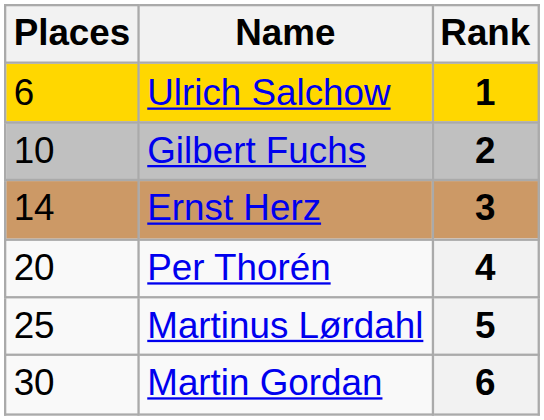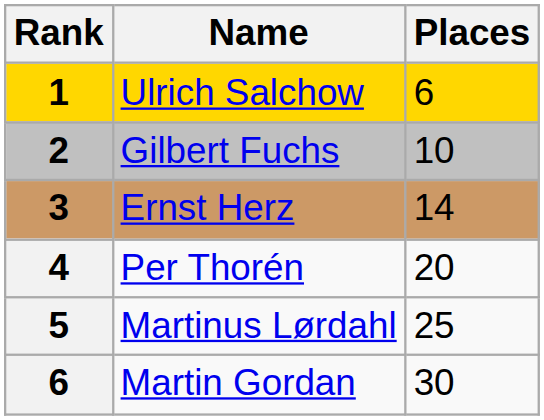columns swapped: (485, 33) <-> (72, 33)
